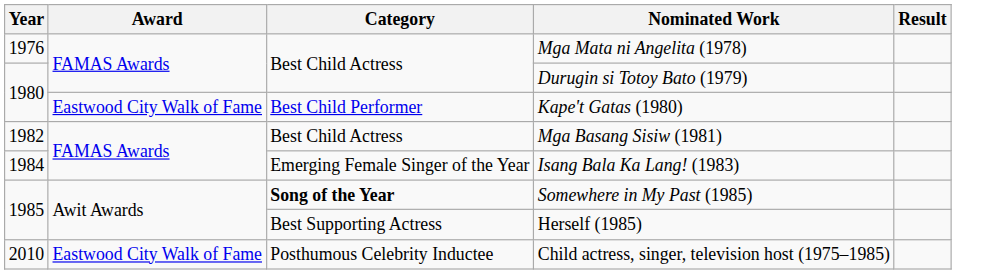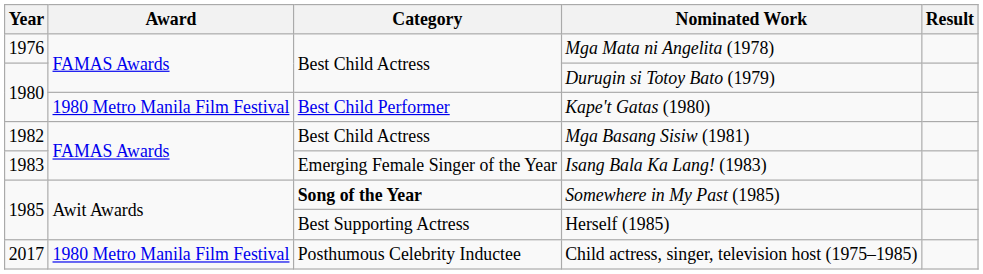(157, 107) Eastwood City Walk of Fame -> (171, 107) 1980 Metro Manila Film Festival
(26, 165) 1984 -> (26, 165) 1983
(26, 253) 2010 -> (26, 253) 2017
(157, 253) Eastwood City Walk of Fame -> (171, 253) 1980 Metro Manila Film Festival
